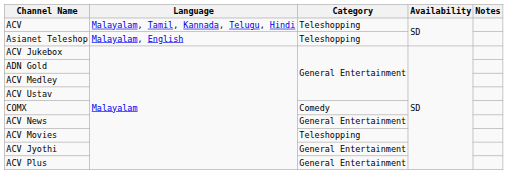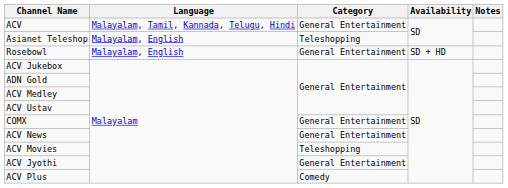(330, 25) Teleshopping -> (353, 25) General Entertainment
+ row: (27, 53)
(315, 108) Comedy -> (353, 121) General Entertainment
(353, 163) General Entertainment -> (315, 176) Comedy
